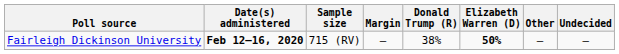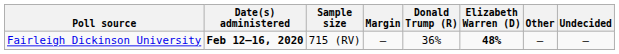(432, 40) 38% -> (432, 40) 36%
(492, 40) 50% -> (492, 40) 48%
